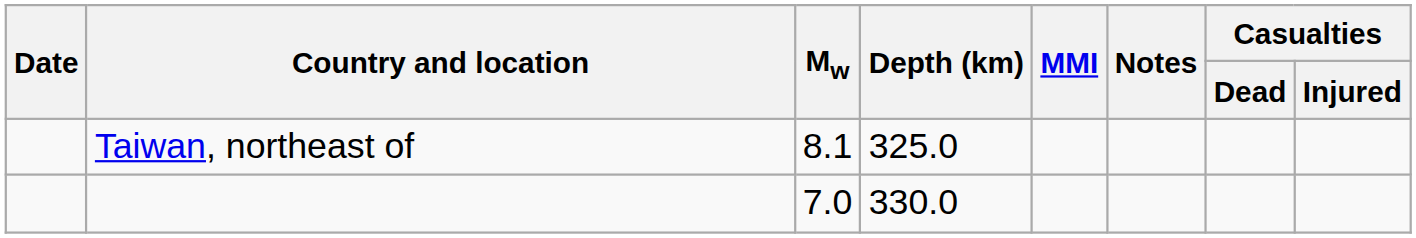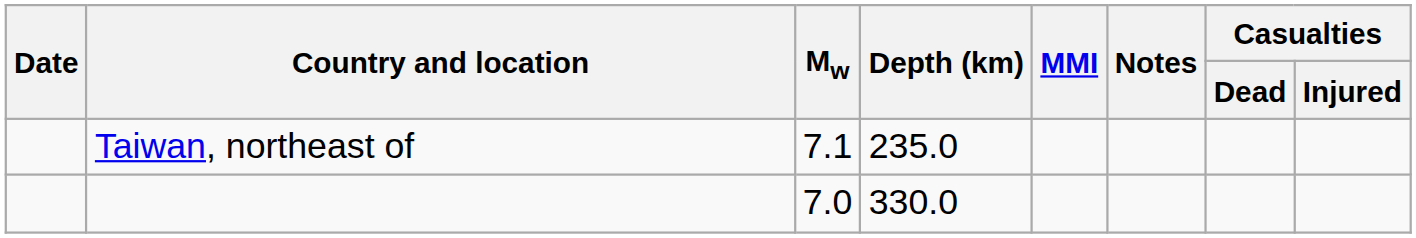(827, 145) 8.1 -> (827, 145) 7.1
(913, 145) 325.0 -> (913, 145) 235.0
